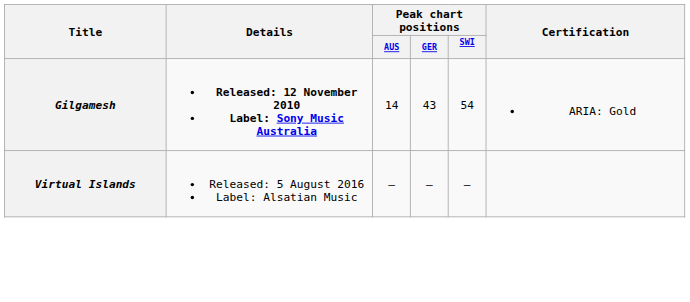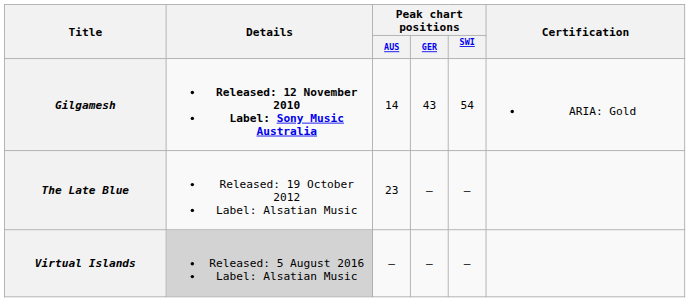+ row: (85, 190)
(270, 190) no background -> (270, 270) lightgrey background
